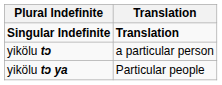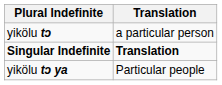rows swapped: (29, 51) <-> (59, 32)
